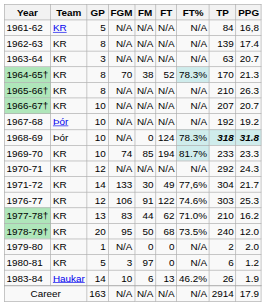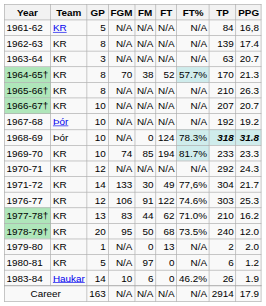(193, 75) 78.3% -> (193, 75) 57.7%
(172, 247) 0 -> (169, 247) 13
(130, 263) 3 -> (124, 263) N/A
(169, 278) 13 -> (172, 278) 0
